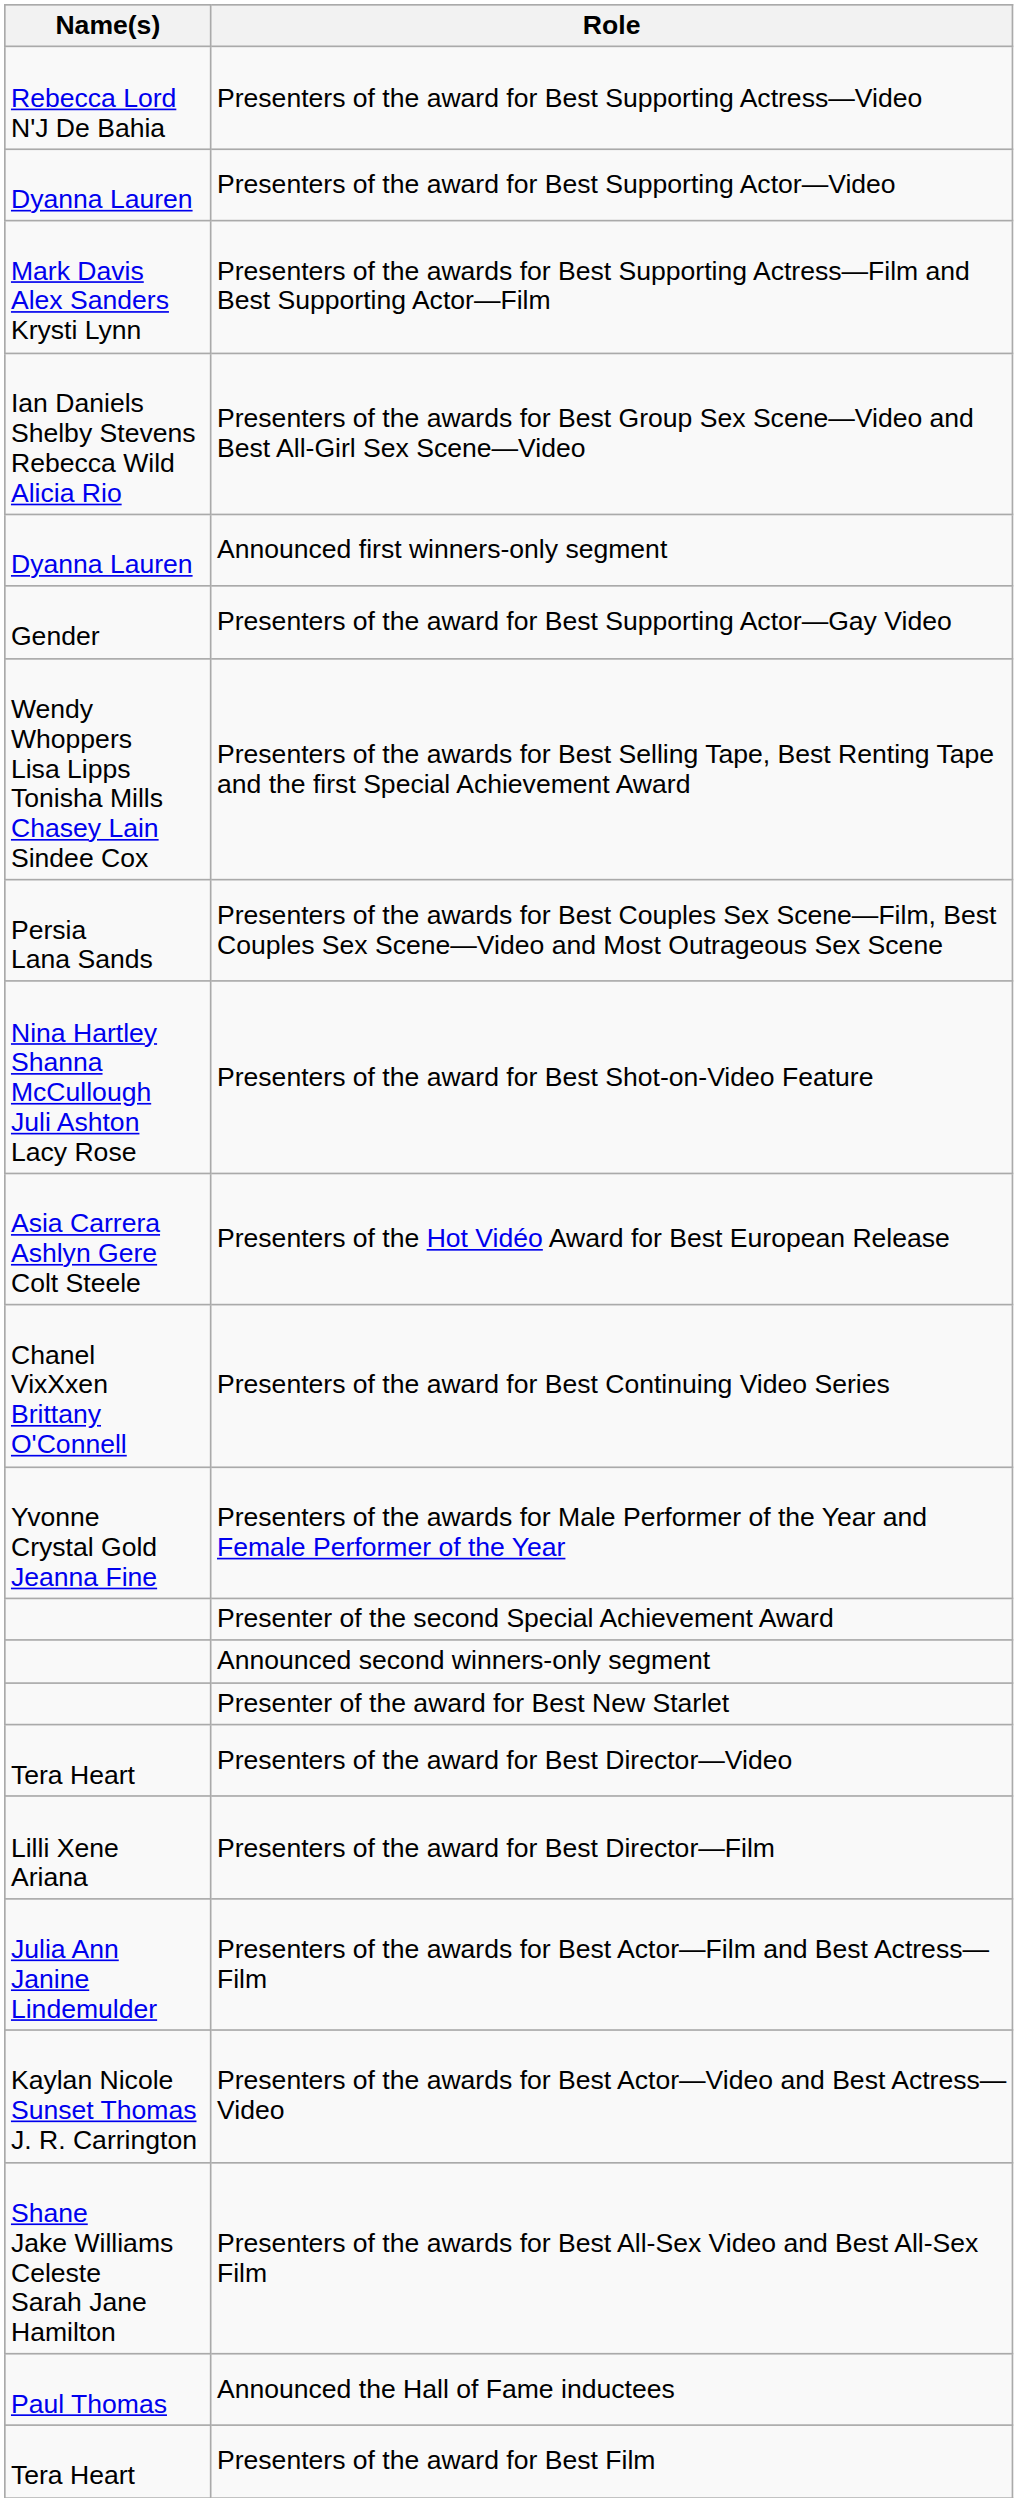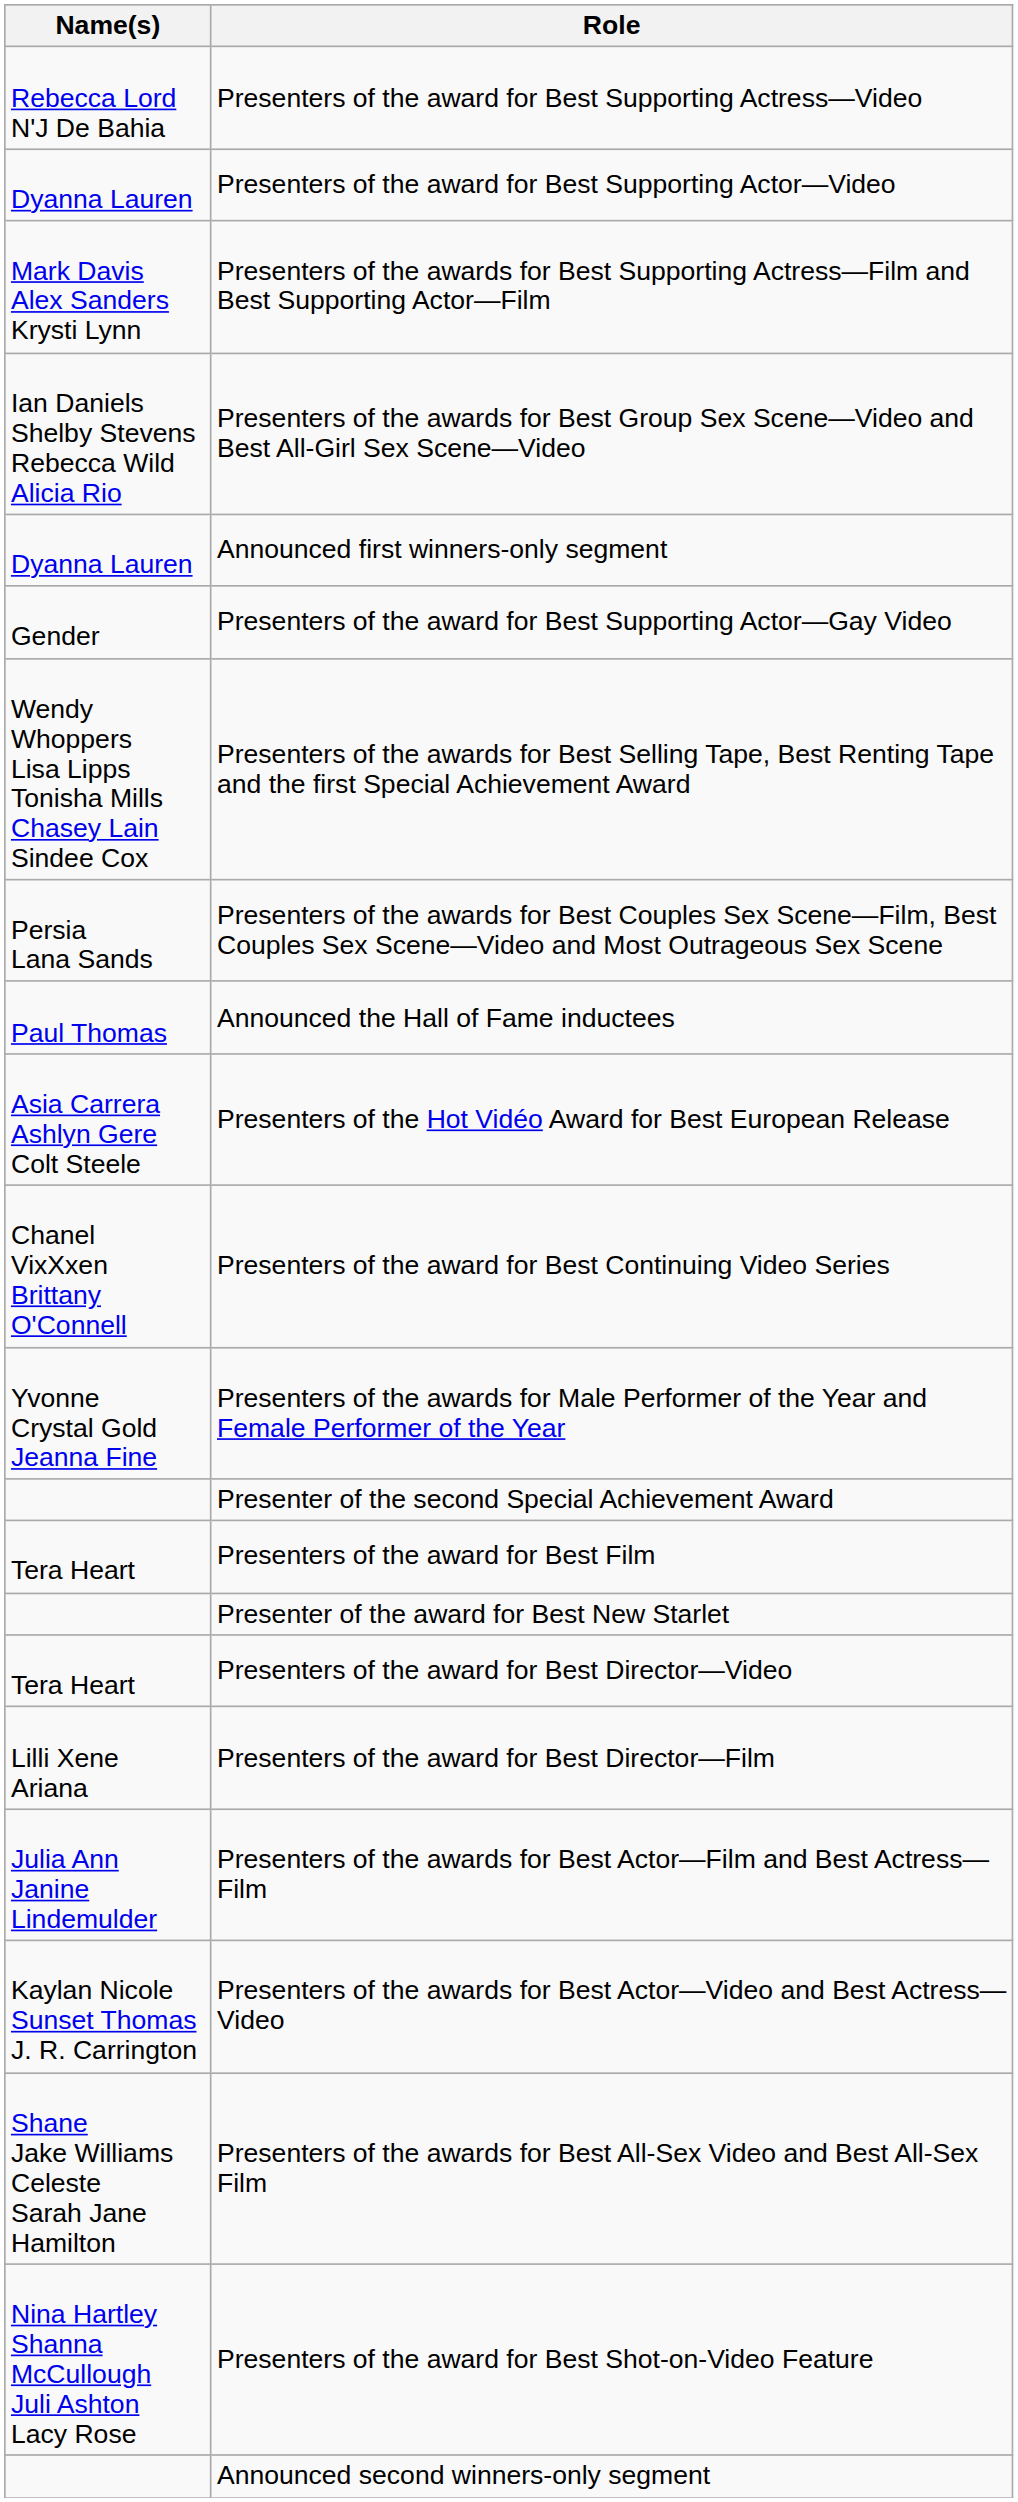rows swapped: (446, 2389) <-> (545, 1076)
rows swapped: (464, 1661) <-> (436, 2461)
